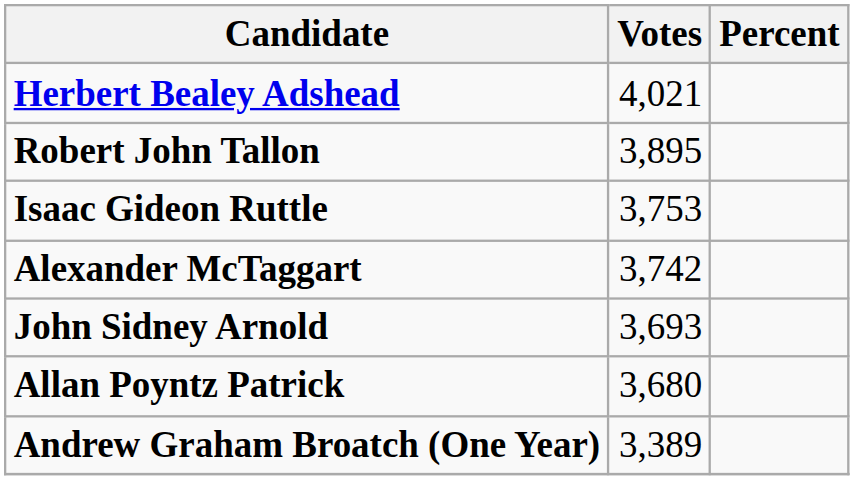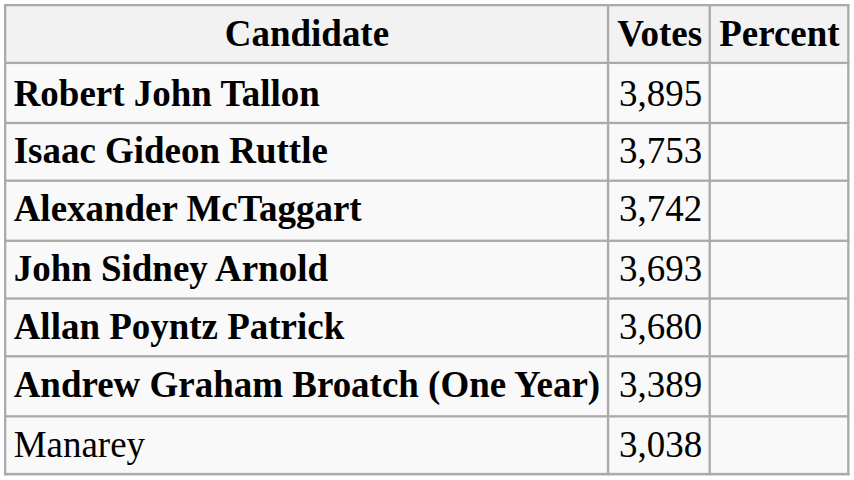- row: (207, 92)
+ row: (79, 444)
